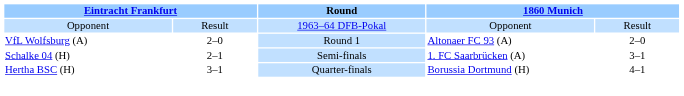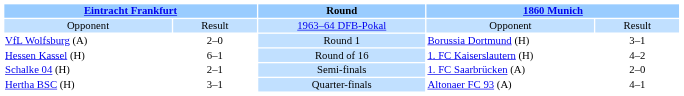(470, 40) Altonaer FC 93 (A) -> (478, 40) Borussia Dortmund (H)
(637, 40) 2–0 -> (637, 40) 3–1
+ row: (45, 55)
(637, 55) 3–1 -> (637, 70) 2–0
(478, 70) Borussia Dortmund (H) -> (470, 84) Altonaer FC 93 (A)
